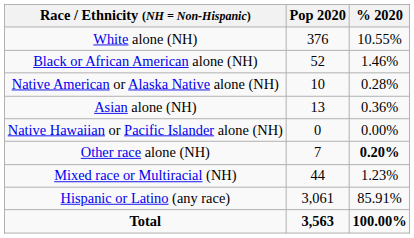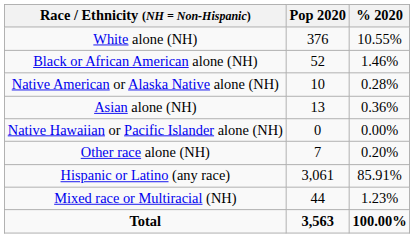(380, 152) bold -> (380, 152) normal
rows swapped: (145, 175) <-> (145, 198)
